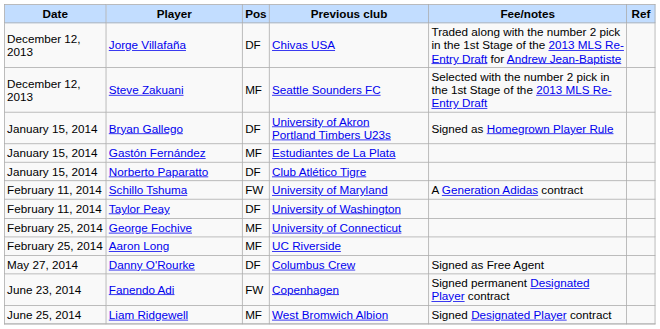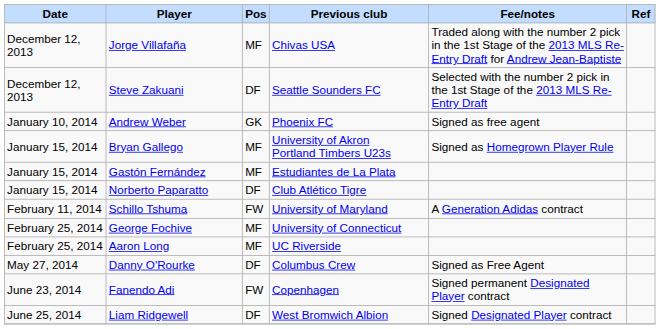(253, 45) DF -> (254, 45) MF
(254, 90) MF -> (253, 90) DF
+ row: (147, 122)
(253, 128) DF -> (254, 147) MF
- row: (139, 209)
(254, 315) MF -> (253, 315) DF
